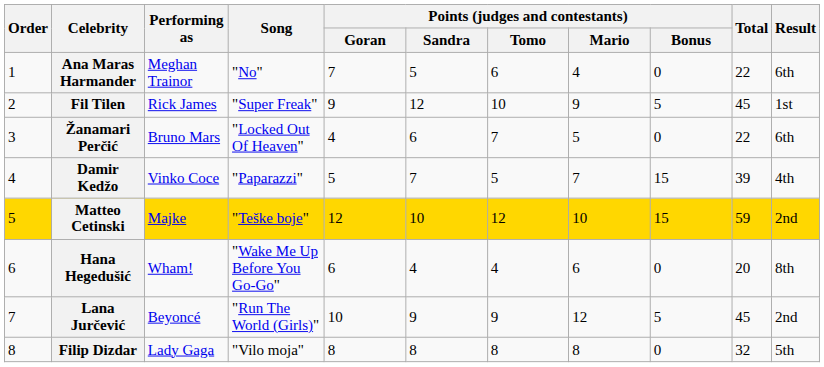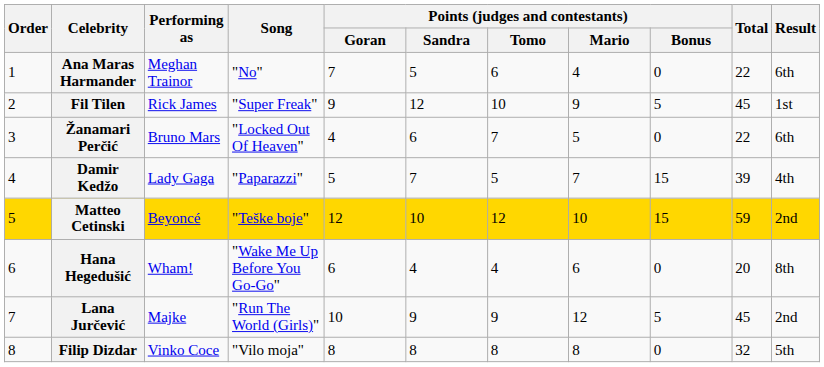(183, 177) Vinko Coce -> (181, 177) Lady Gaga
(167, 218) Majke -> (174, 218) Beyoncé
(174, 317) Beyoncé -> (167, 317) Majke
(181, 349) Lady Gaga -> (183, 349) Vinko Coce
